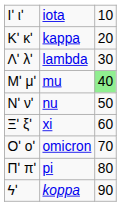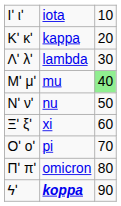(67, 147) omicron -> (48, 147) pi
(48, 168) pi -> (67, 168) omicron
(61, 190) normal -> (63, 190) bold
